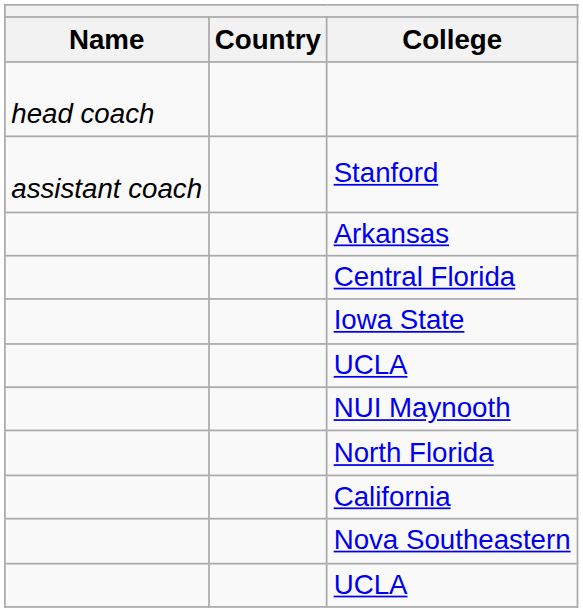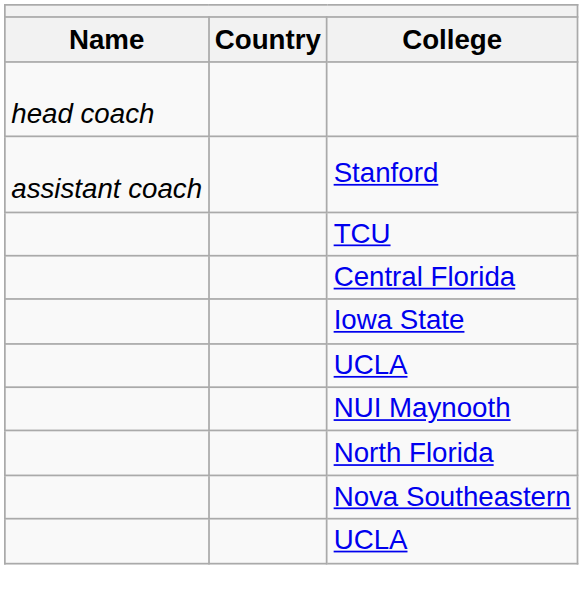+ row: (107, 234)
- row: (107, 234)
- row: (107, 497)
